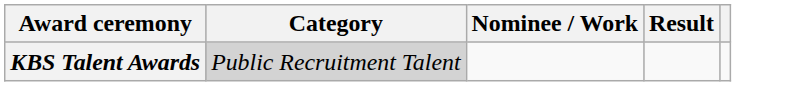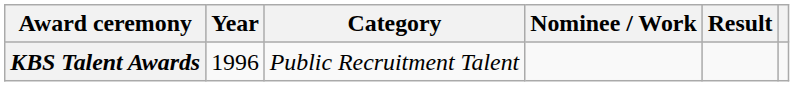+ column: (235, 23)
(336, 61) lightgrey background -> (395, 61) no background
